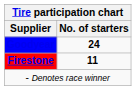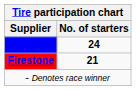(94, 61) 11 -> (94, 61) 21
